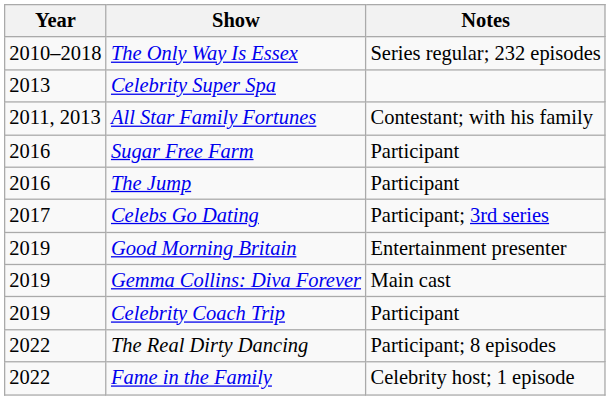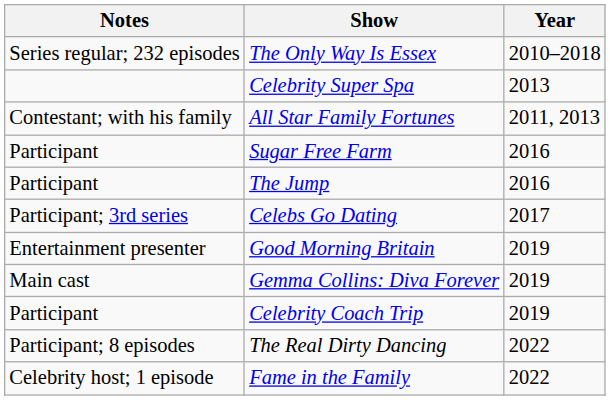columns swapped: (55, 20) <-> (486, 20)
